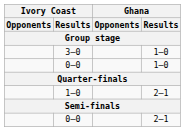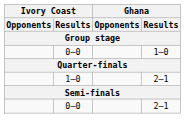- row: (73, 52)
